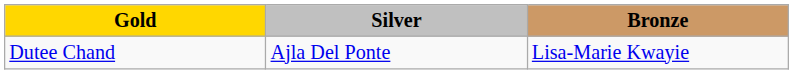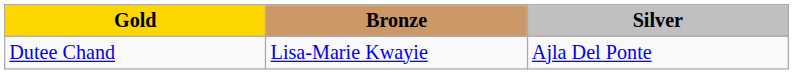columns swapped: (397, 20) <-> (658, 20)
